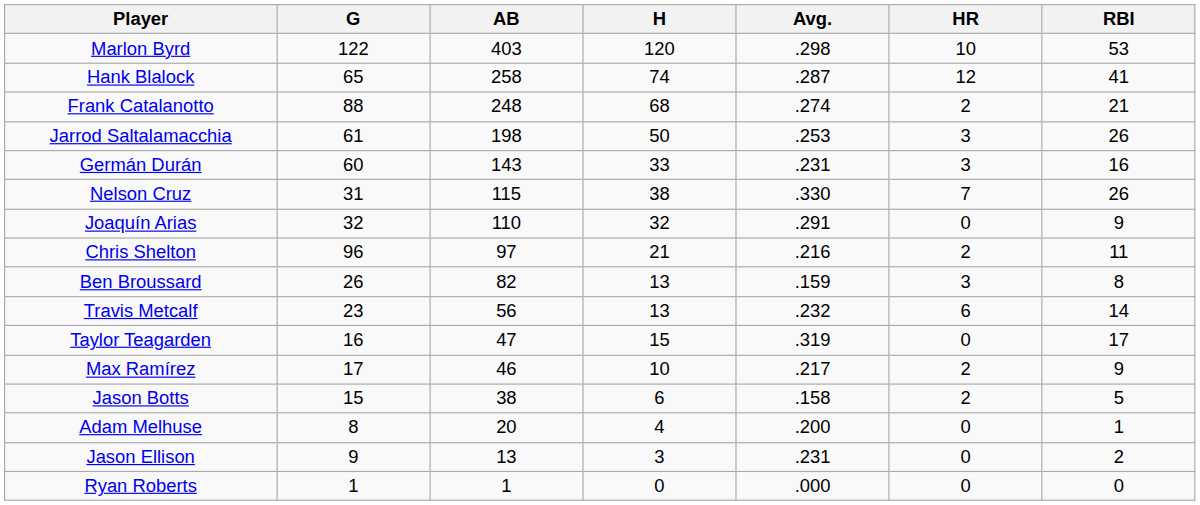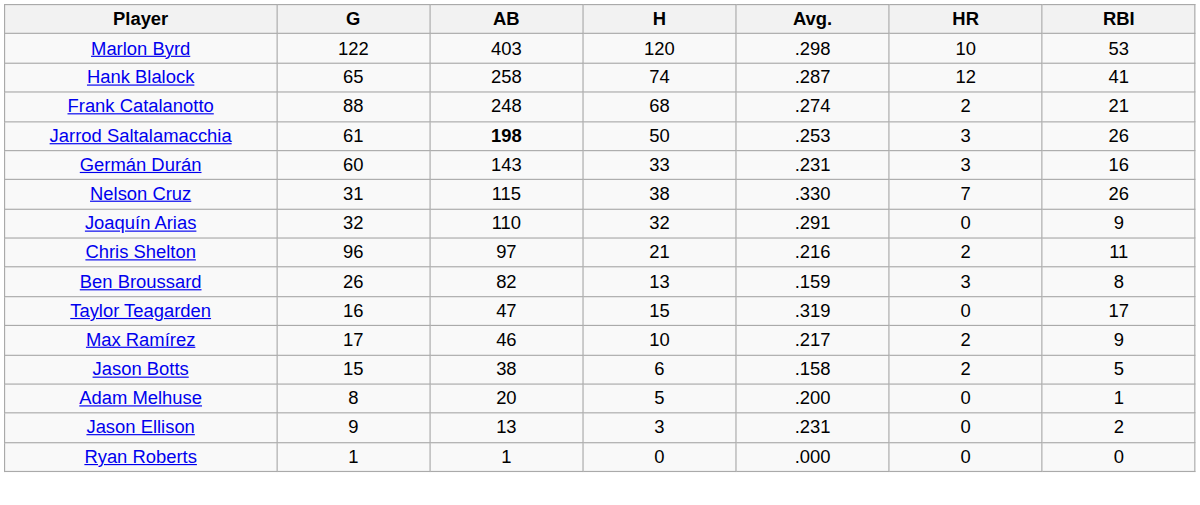(506, 135) normal -> (506, 135) bold
- row: (141, 310)
(659, 427) 4 -> (659, 398) 5
